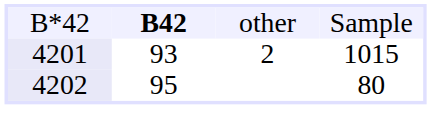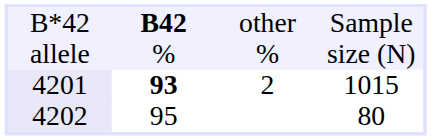+ row: (60, 53)
(164, 53) normal -> (164, 84) bold
